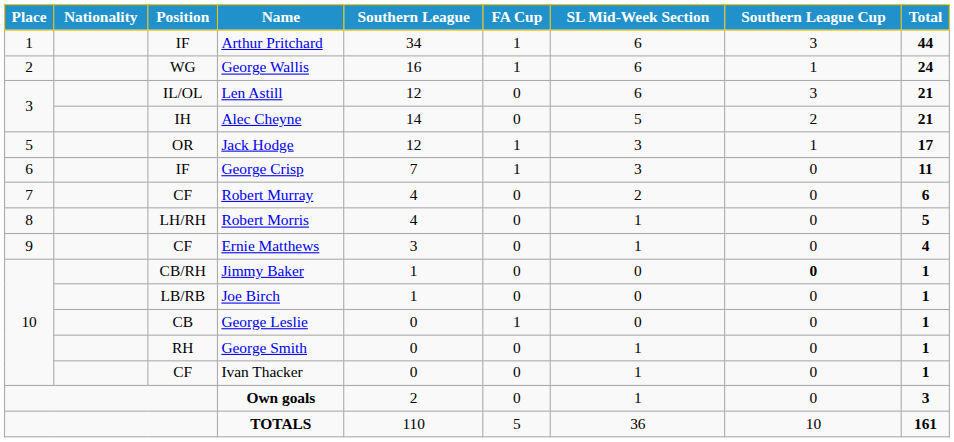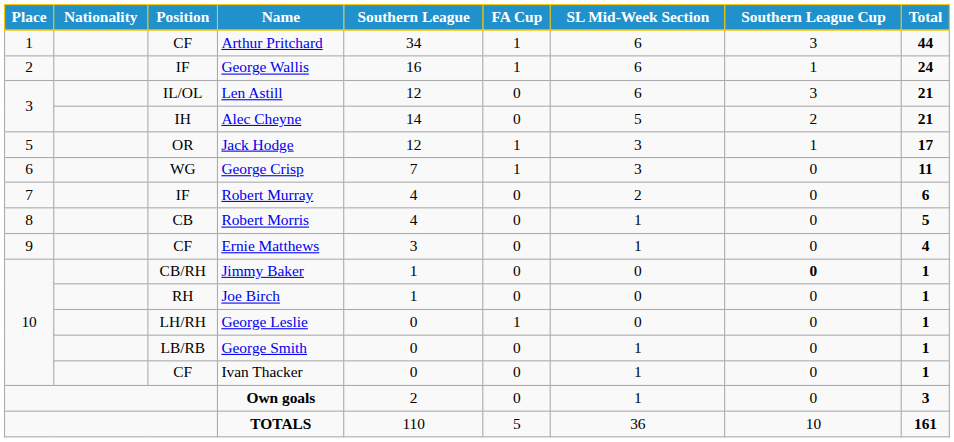(183, 43) IF -> (183, 43) CF
(183, 68) WG -> (183, 68) IF
(183, 170) IF -> (183, 170) WG
(183, 195) CF -> (183, 195) IF
(183, 220) LH/RH -> (183, 220) CB
(183, 297) LB/RB -> (183, 297) RH
(183, 322) CB -> (183, 322) LH/RH
(183, 347) RH -> (183, 347) LB/RB
